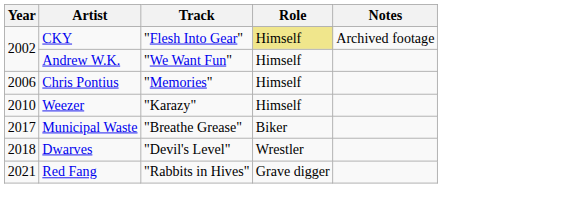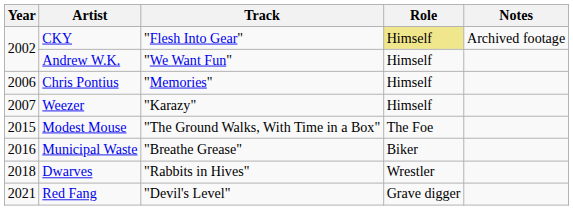(22, 104) 2010 -> (22, 104) 2007
+ row: (84, 127)
(22, 127) 2017 -> (22, 149) 2016
(187, 149) "Devil's Level" -> (197, 171) "Rabbits in Hives"
(197, 171) "Rabbits in Hives" -> (187, 194) "Devil's Level"
